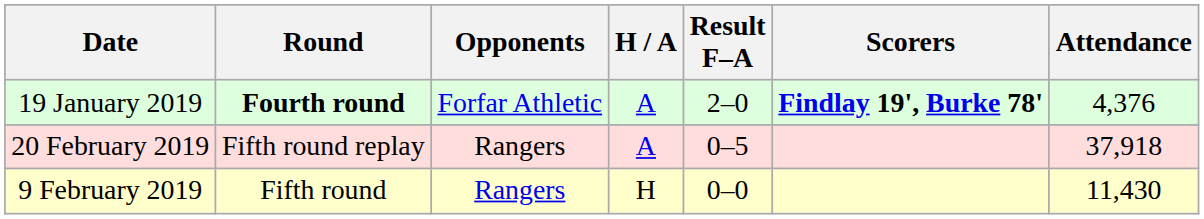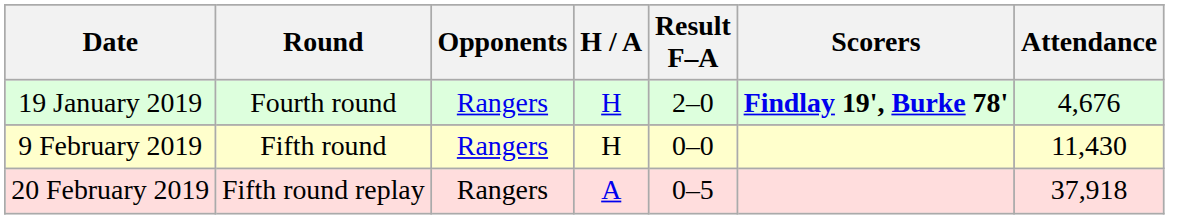(323, 102) bold -> (323, 102) normal
(520, 102) Forfar Athletic -> (502, 102) Rangers
(646, 102) A -> (611, 102) H
(1124, 102) 4,376 -> (1089, 102) 4,676
rows swapped: (110, 190) <-> (110, 146)
